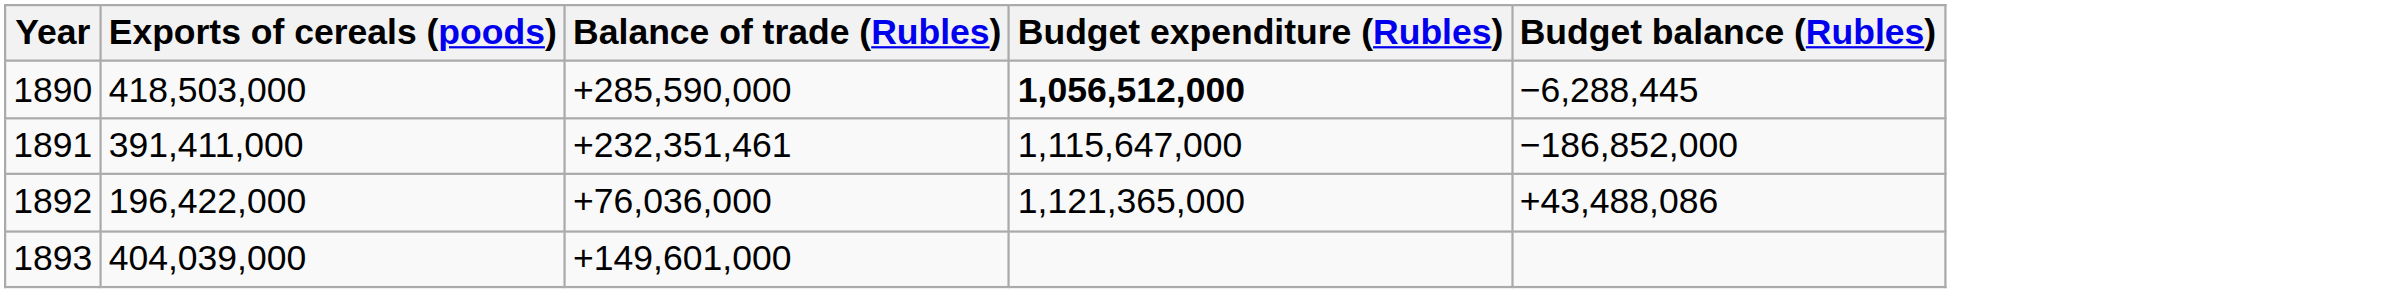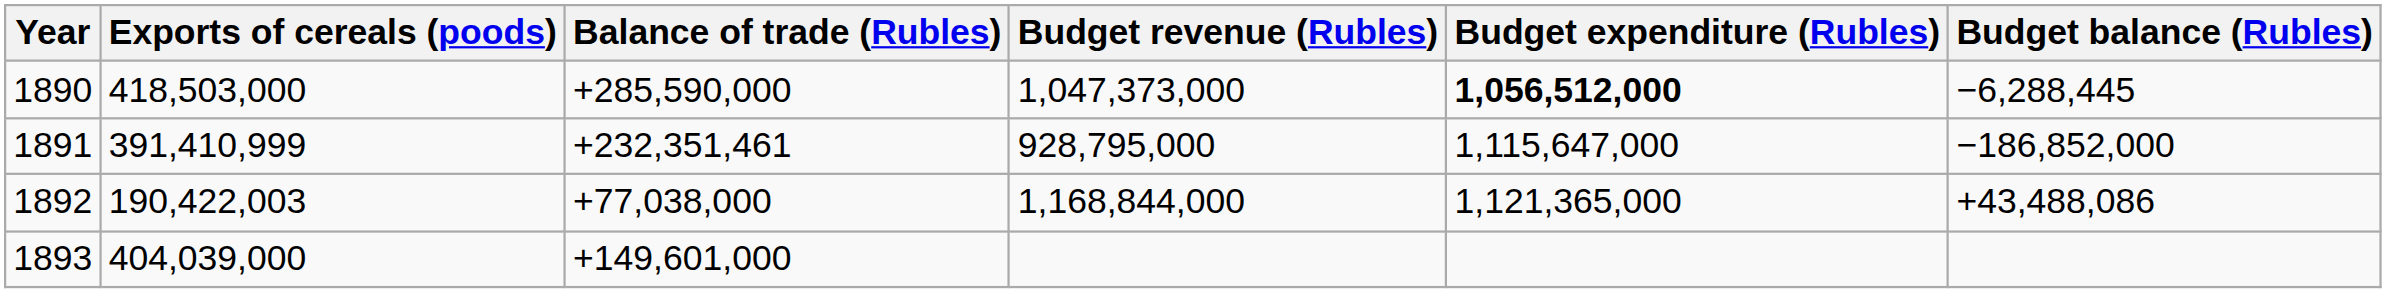+ column: (1228, 32)
(206, 145) 391,411,000 -> (207, 145) 391,410,999
(207, 201) 196,422,000 -> (207, 201) 190,422,003
(672, 201) +76,036,000 -> (672, 201) +77,038,000
